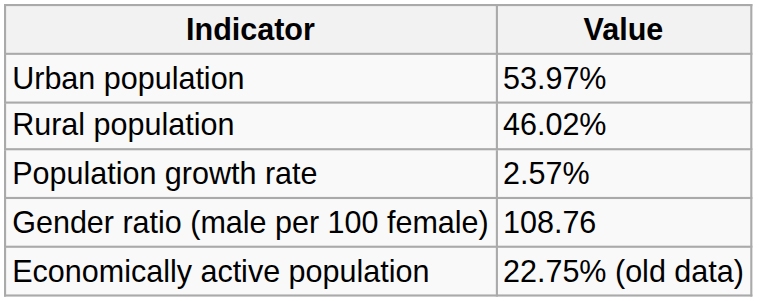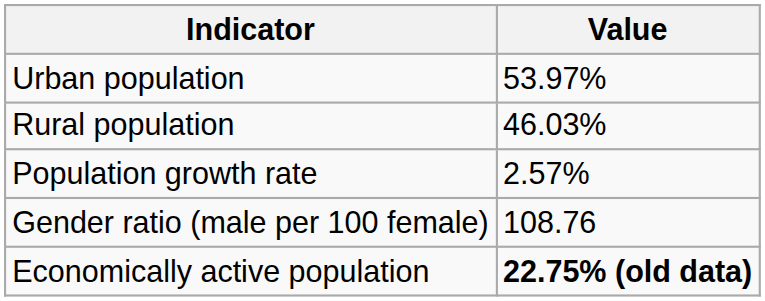(555, 126) 46.02% -> (555, 126) 46.03%
(623, 271) normal -> (628, 271) bold
